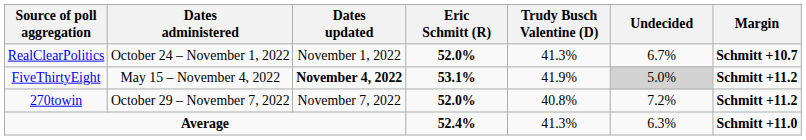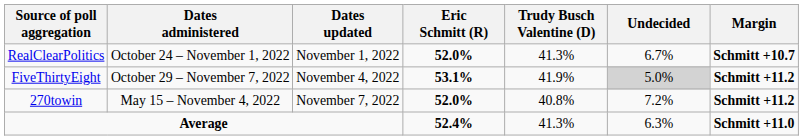(200, 78) May 15 – November 4, 2022 -> (200, 78) October 29 – November 7, 2022
(349, 78) bold -> (348, 78) normal
(200, 101) October 29 – November 7, 2022 -> (200, 101) May 15 – November 4, 2022
